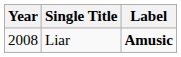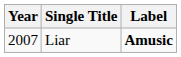(23, 40) 2008 -> (23, 40) 2007
